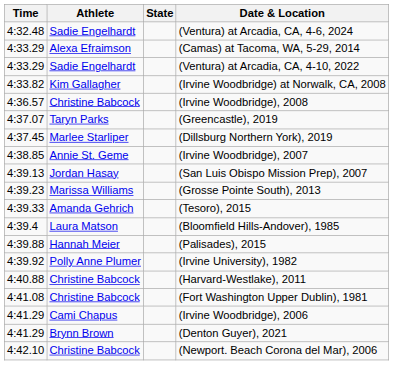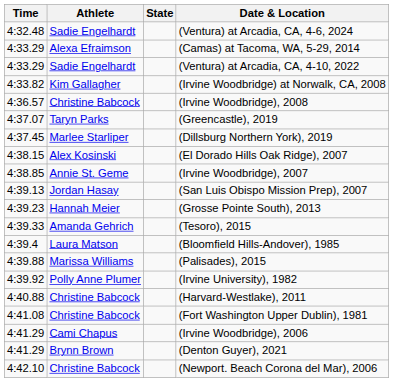+ row: (263, 155)
(91, 191) Marissa Williams -> (85, 208) Hannah Meier
(85, 244) Hannah Meier -> (91, 262) Marissa Williams
